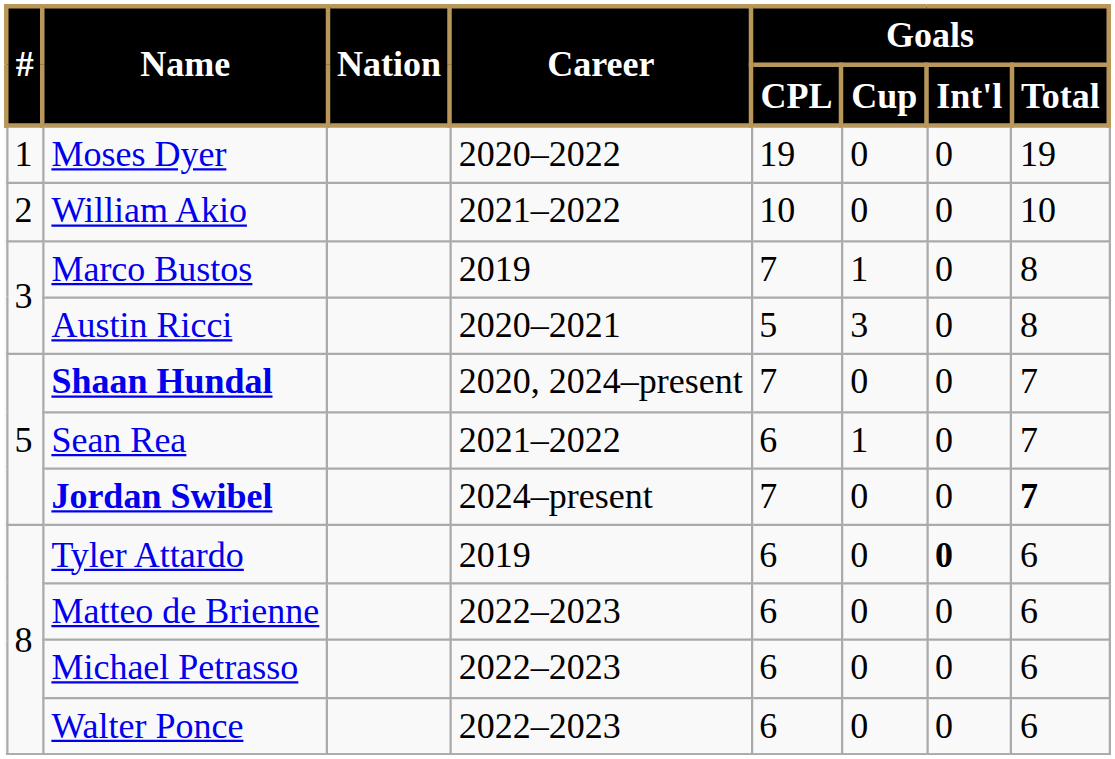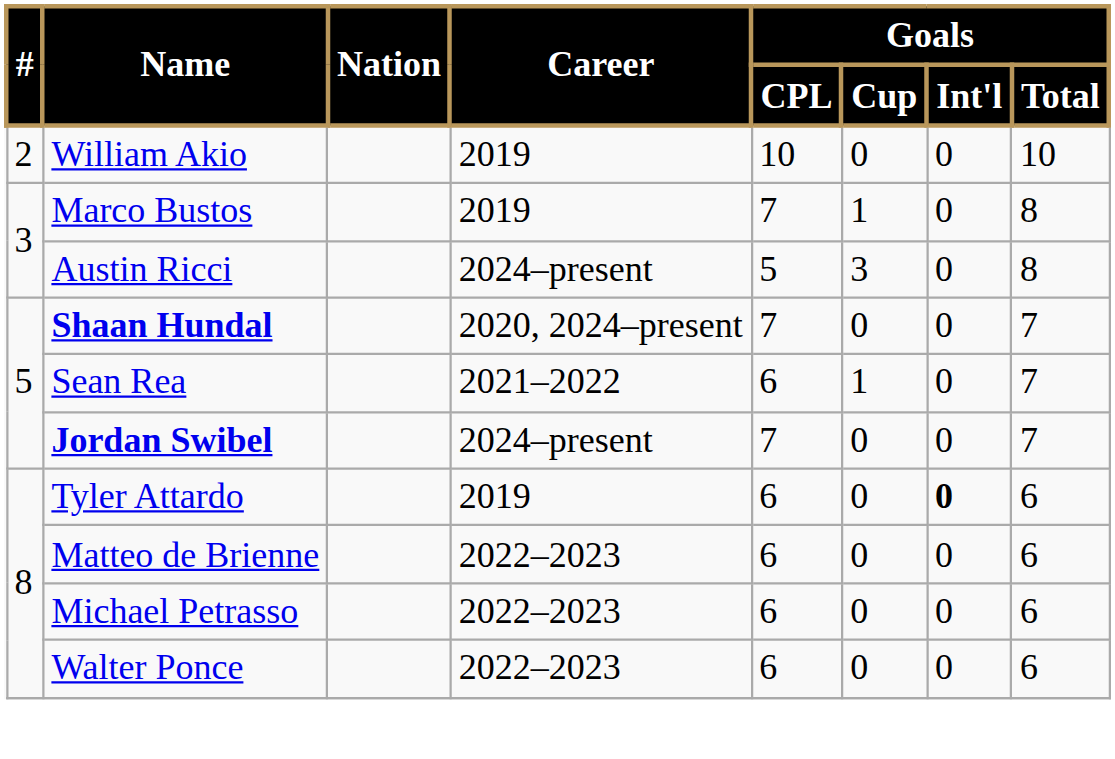- row: (139, 153)
(540, 211) 2021–2022 -> (495, 153) 2019
(540, 325) 2020–2021 -> (556, 268) 2024–present
(1029, 496) bold -> (1029, 439) normal
